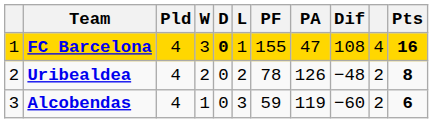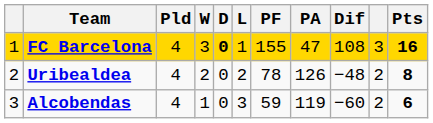(379, 47) 4 -> (379, 47) 3
